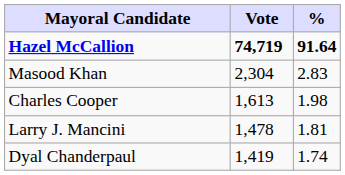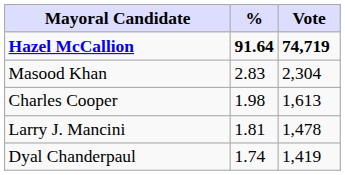columns swapped: (262, 18) <-> (317, 18)
